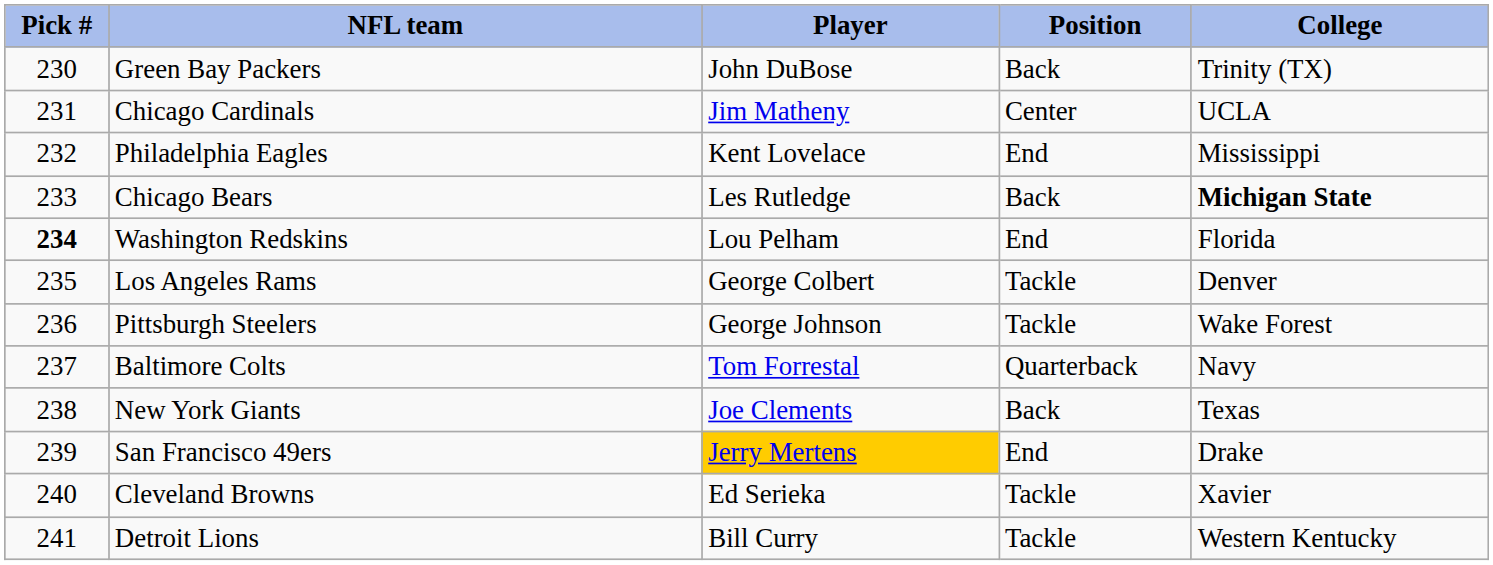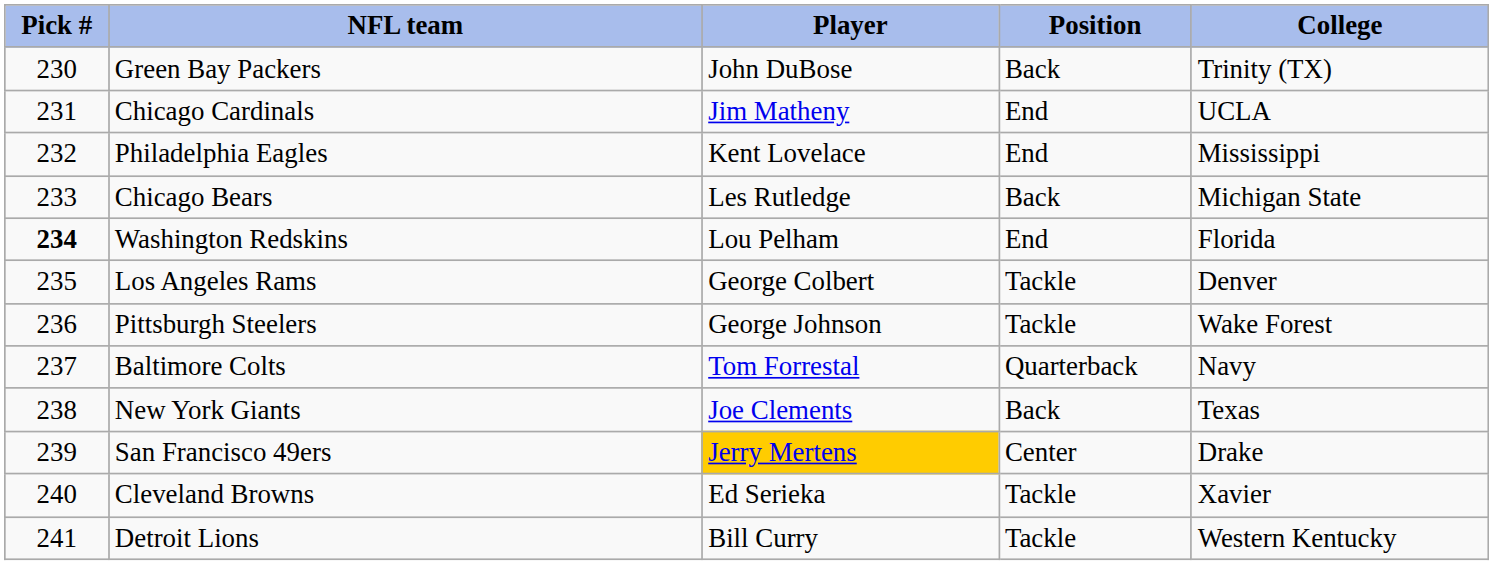(1041, 111) Center -> (1027, 111) End
(1285, 196) bold -> (1279, 196) normal
(1027, 452) End -> (1041, 452) Center
